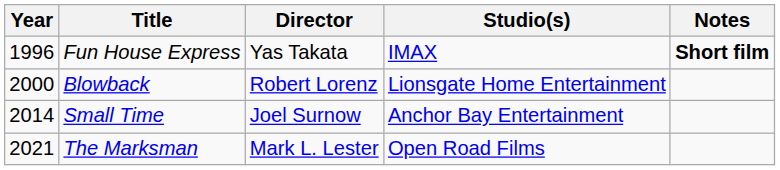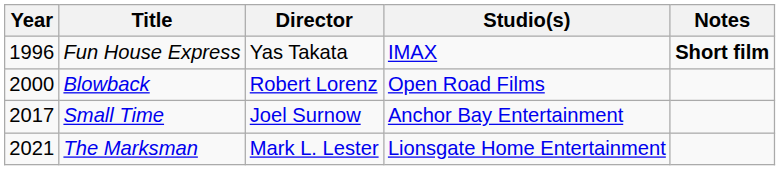(527, 84) Lionsgate Home Entertainment -> (466, 84) Open Road Films
(32, 116) 2014 -> (32, 116) 2017
(466, 148) Open Road Films -> (527, 148) Lionsgate Home Entertainment
